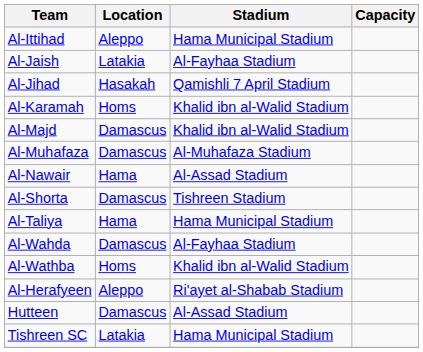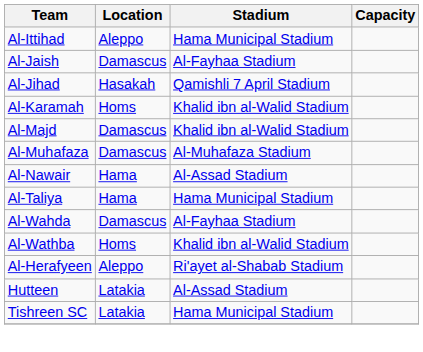(122, 61) Latakia -> (132, 61) Damascus
- row: (38, 198)
(132, 312) Damascus -> (122, 289) Latakia
